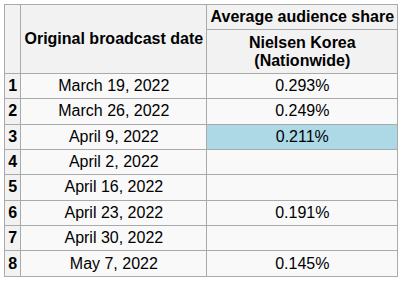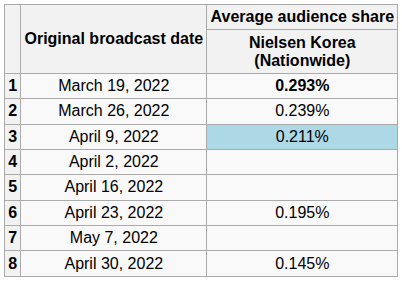(302, 85) normal -> (302, 85) bold
(302, 111) 0.249% -> (302, 111) 0.239%
(302, 212) 0.191% -> (302, 212) 0.195%
(114, 238) April 30, 2022 -> (114, 238) May 7, 2022
(114, 263) May 7, 2022 -> (114, 263) April 30, 2022
